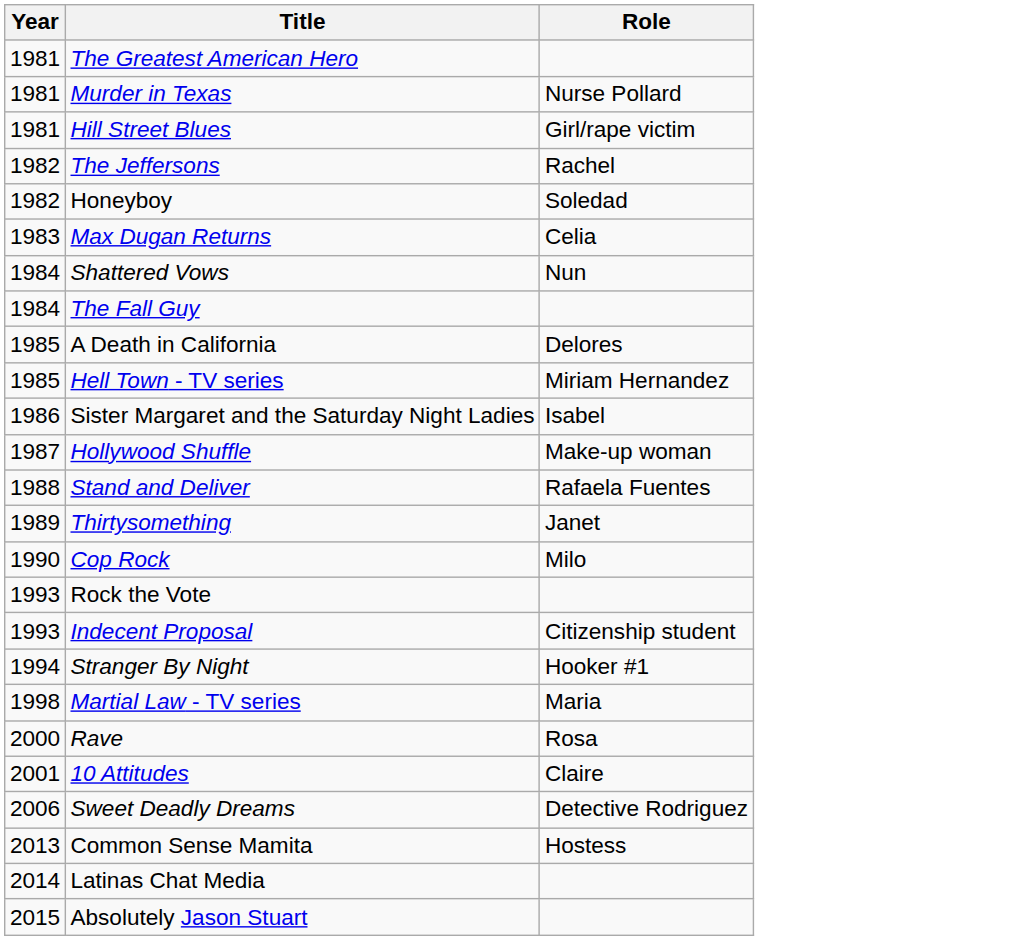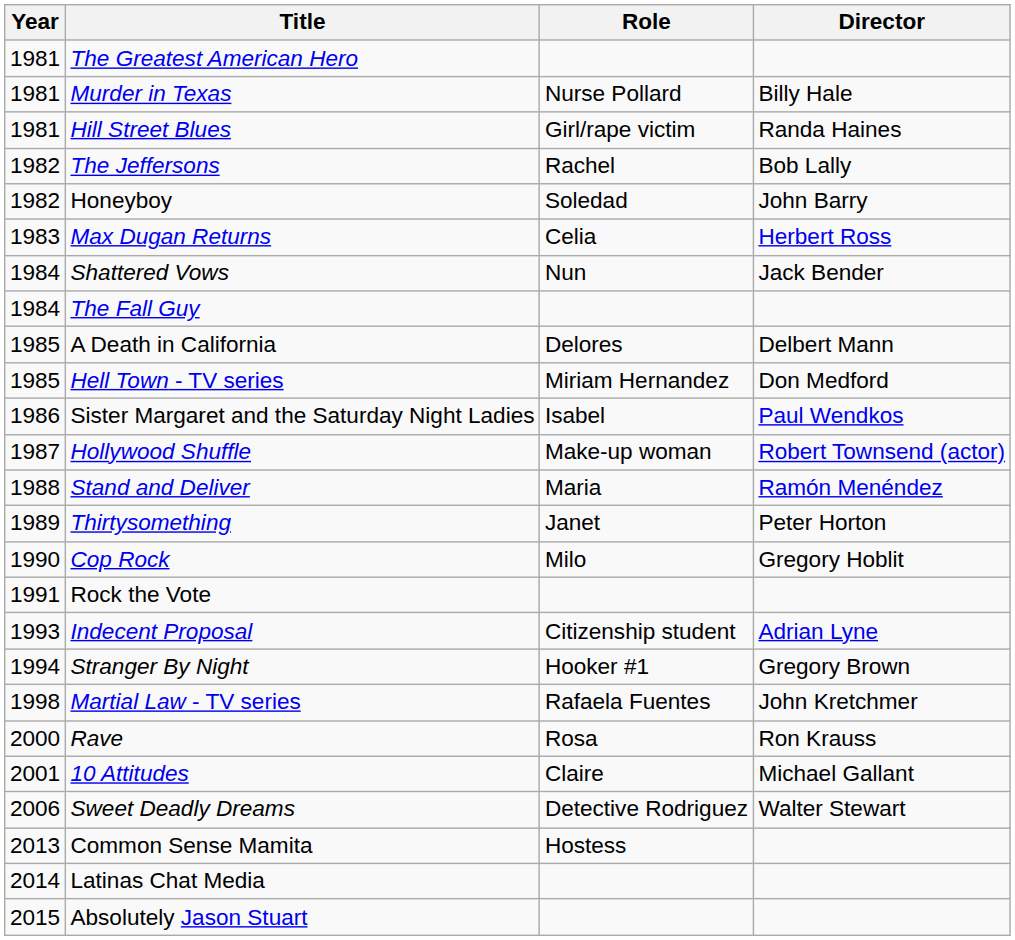+ column: (882, 22)
(628, 487) Rafaela Fuentes -> (573, 487) Maria
(35, 594) 1993 -> (35, 594) 1991
(573, 702) Maria -> (628, 702) Rafaela Fuentes
